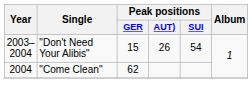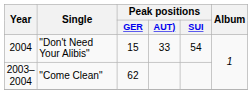(21, 48) 2003–2004 -> (21, 48) 2004
(164, 48) 26 -> (164, 48) 33
(21, 70) 2004 -> (21, 75) 2003–2004
